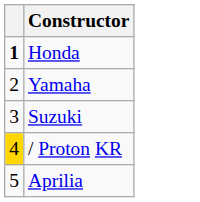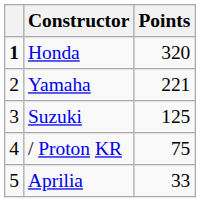+ column: (164, 20)
(14, 149) gold background -> (14, 149) no background
